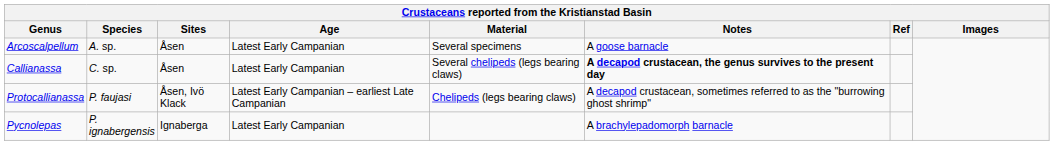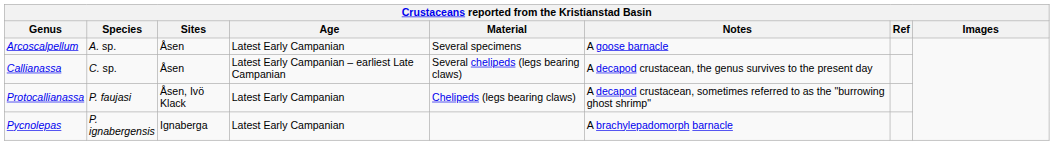(288, 69) Latest Early Campanian -> (323, 69) Latest Early Campanian – earliest Late Campanian
(730, 69) bold -> (730, 69) normal
(323, 97) Latest Early Campanian – earliest Late Campanian -> (288, 97) Latest Early Campanian
